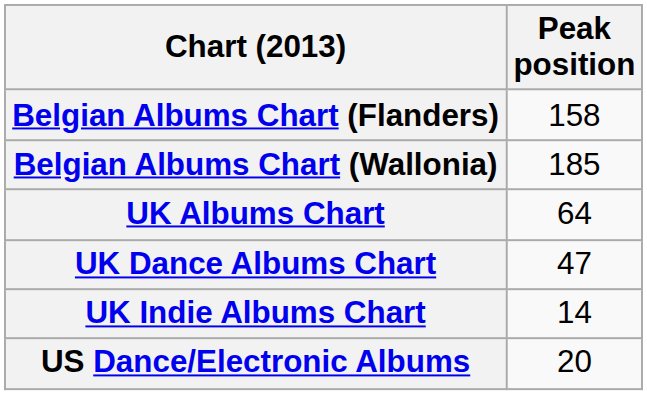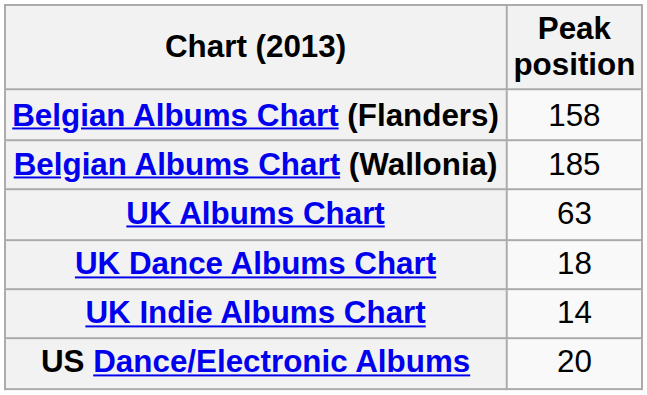(574, 213) 64 -> (574, 213) 63
(574, 263) 47 -> (574, 263) 18
